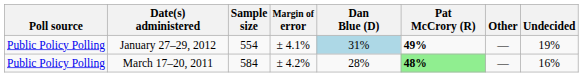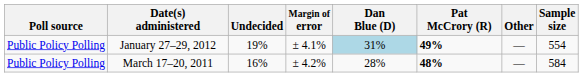columns swapped: (249, 20) <-> (549, 26)
(415, 63) lightgreen background -> (431, 63) no background
